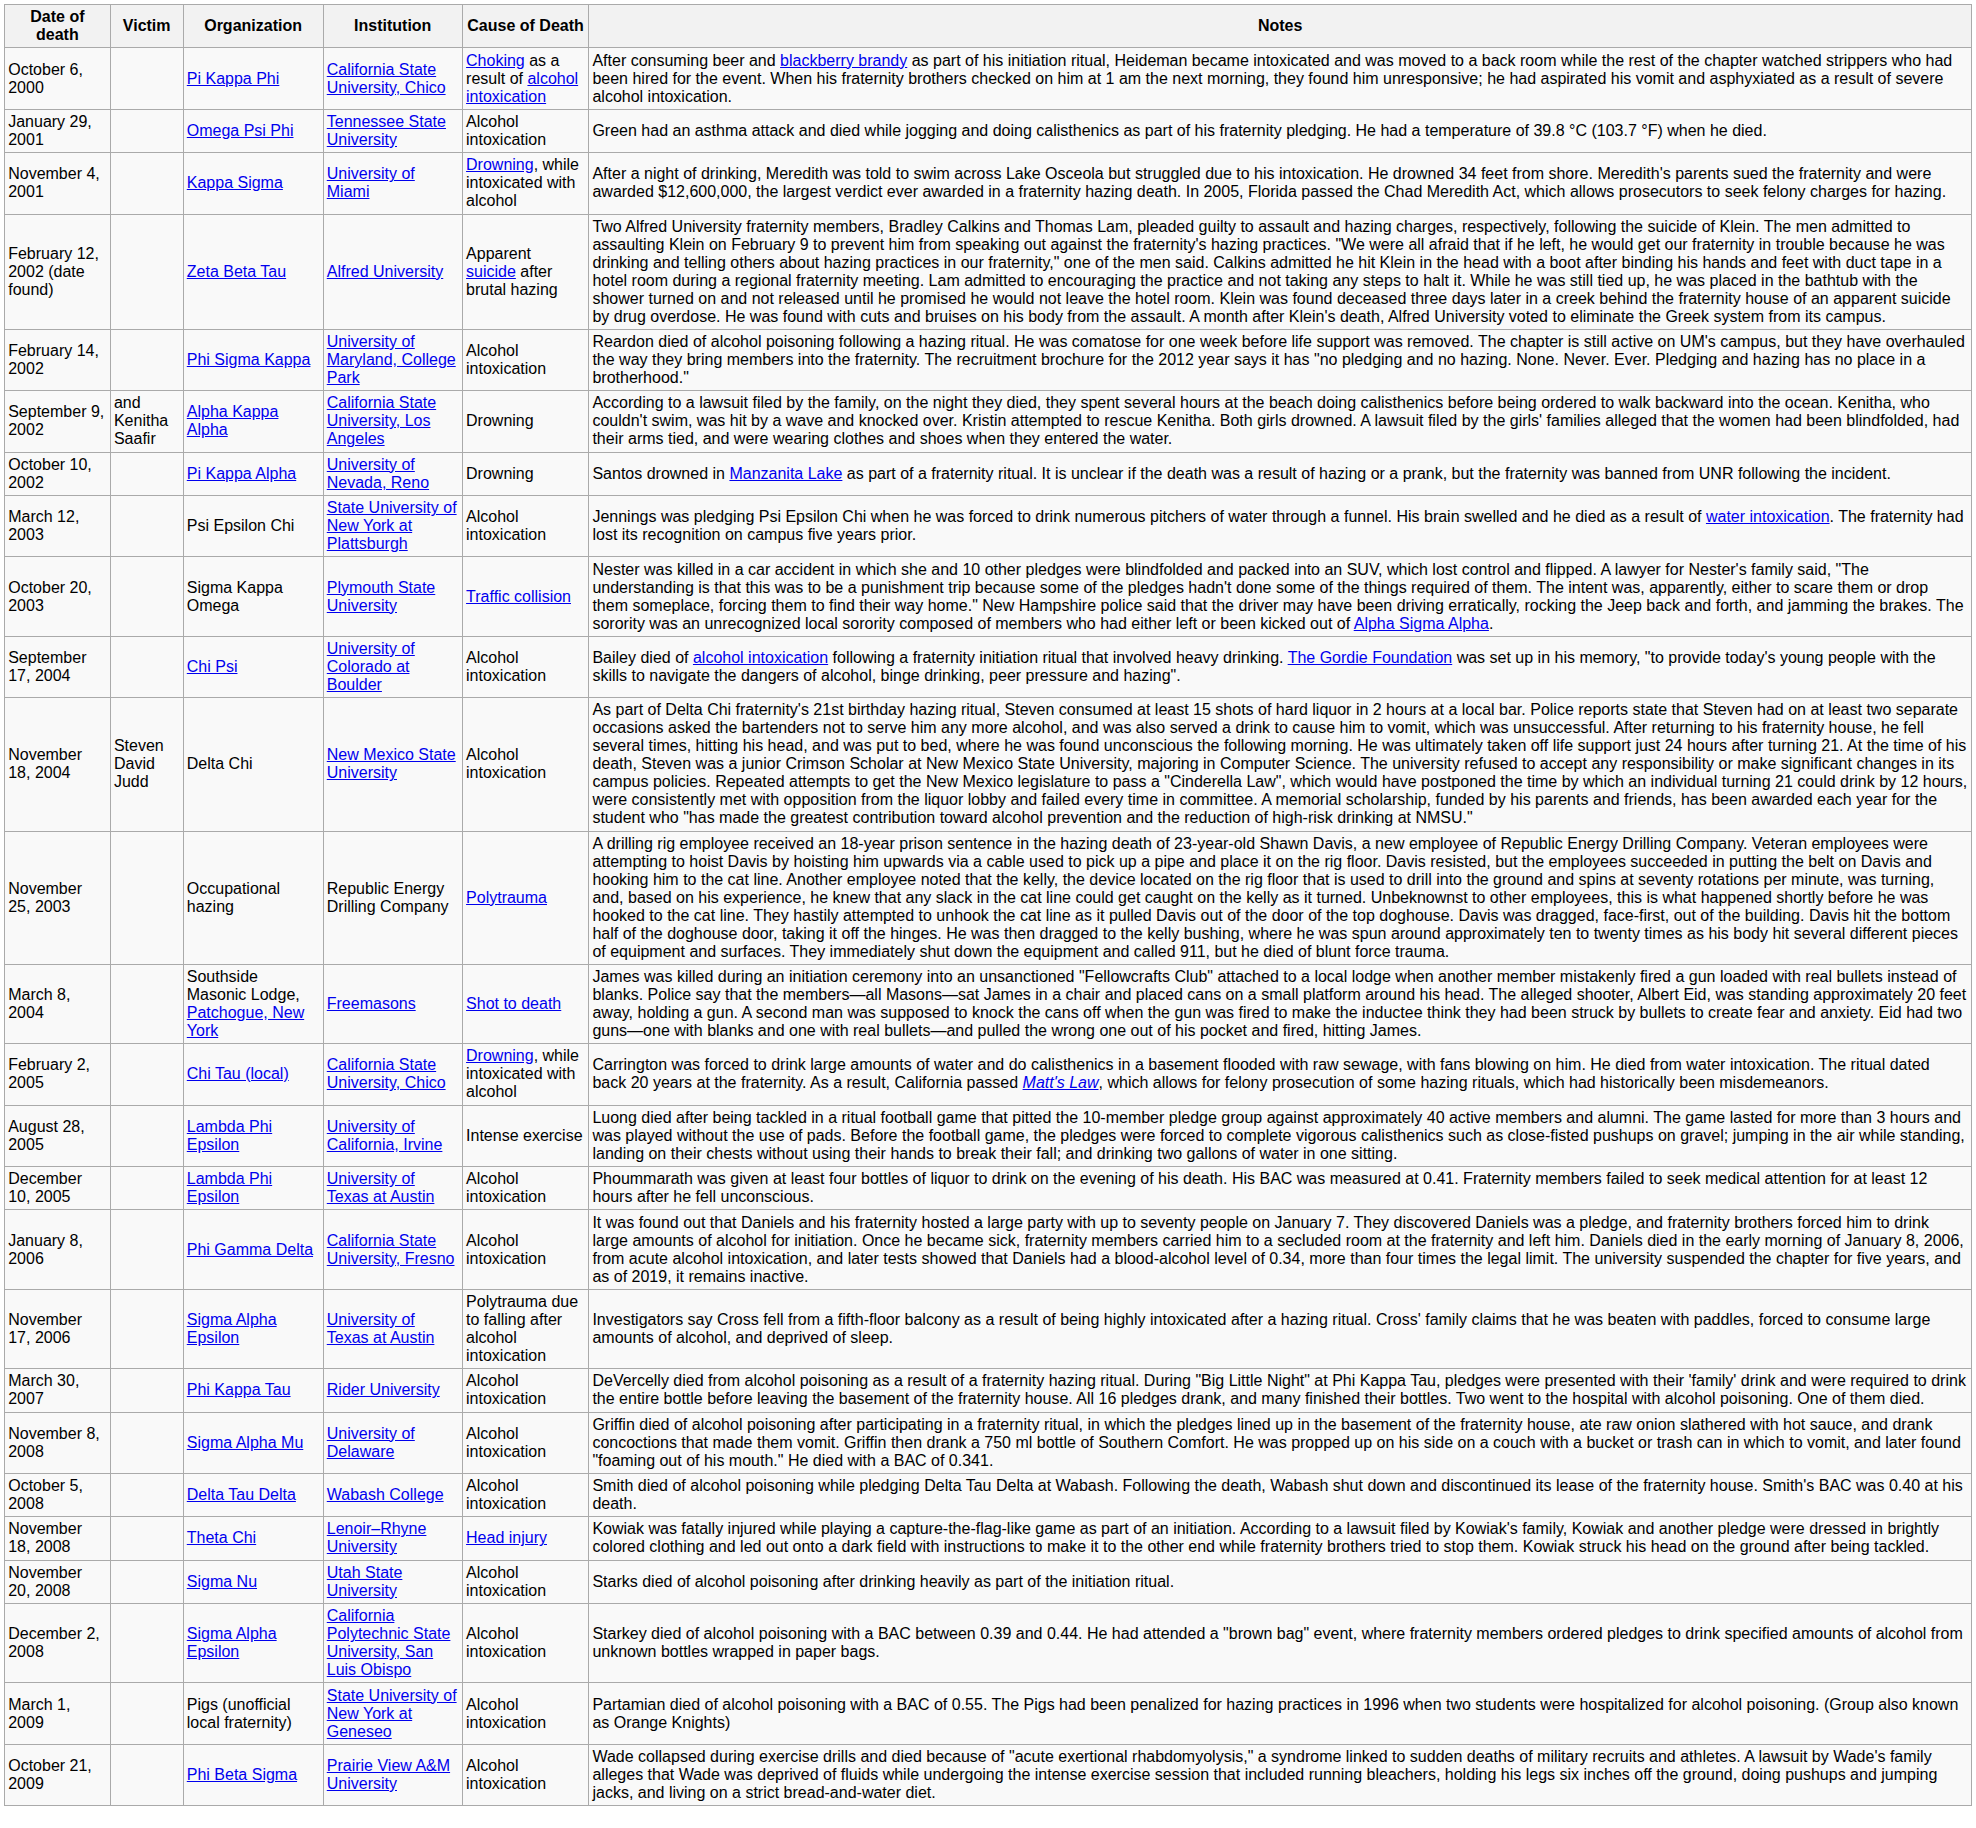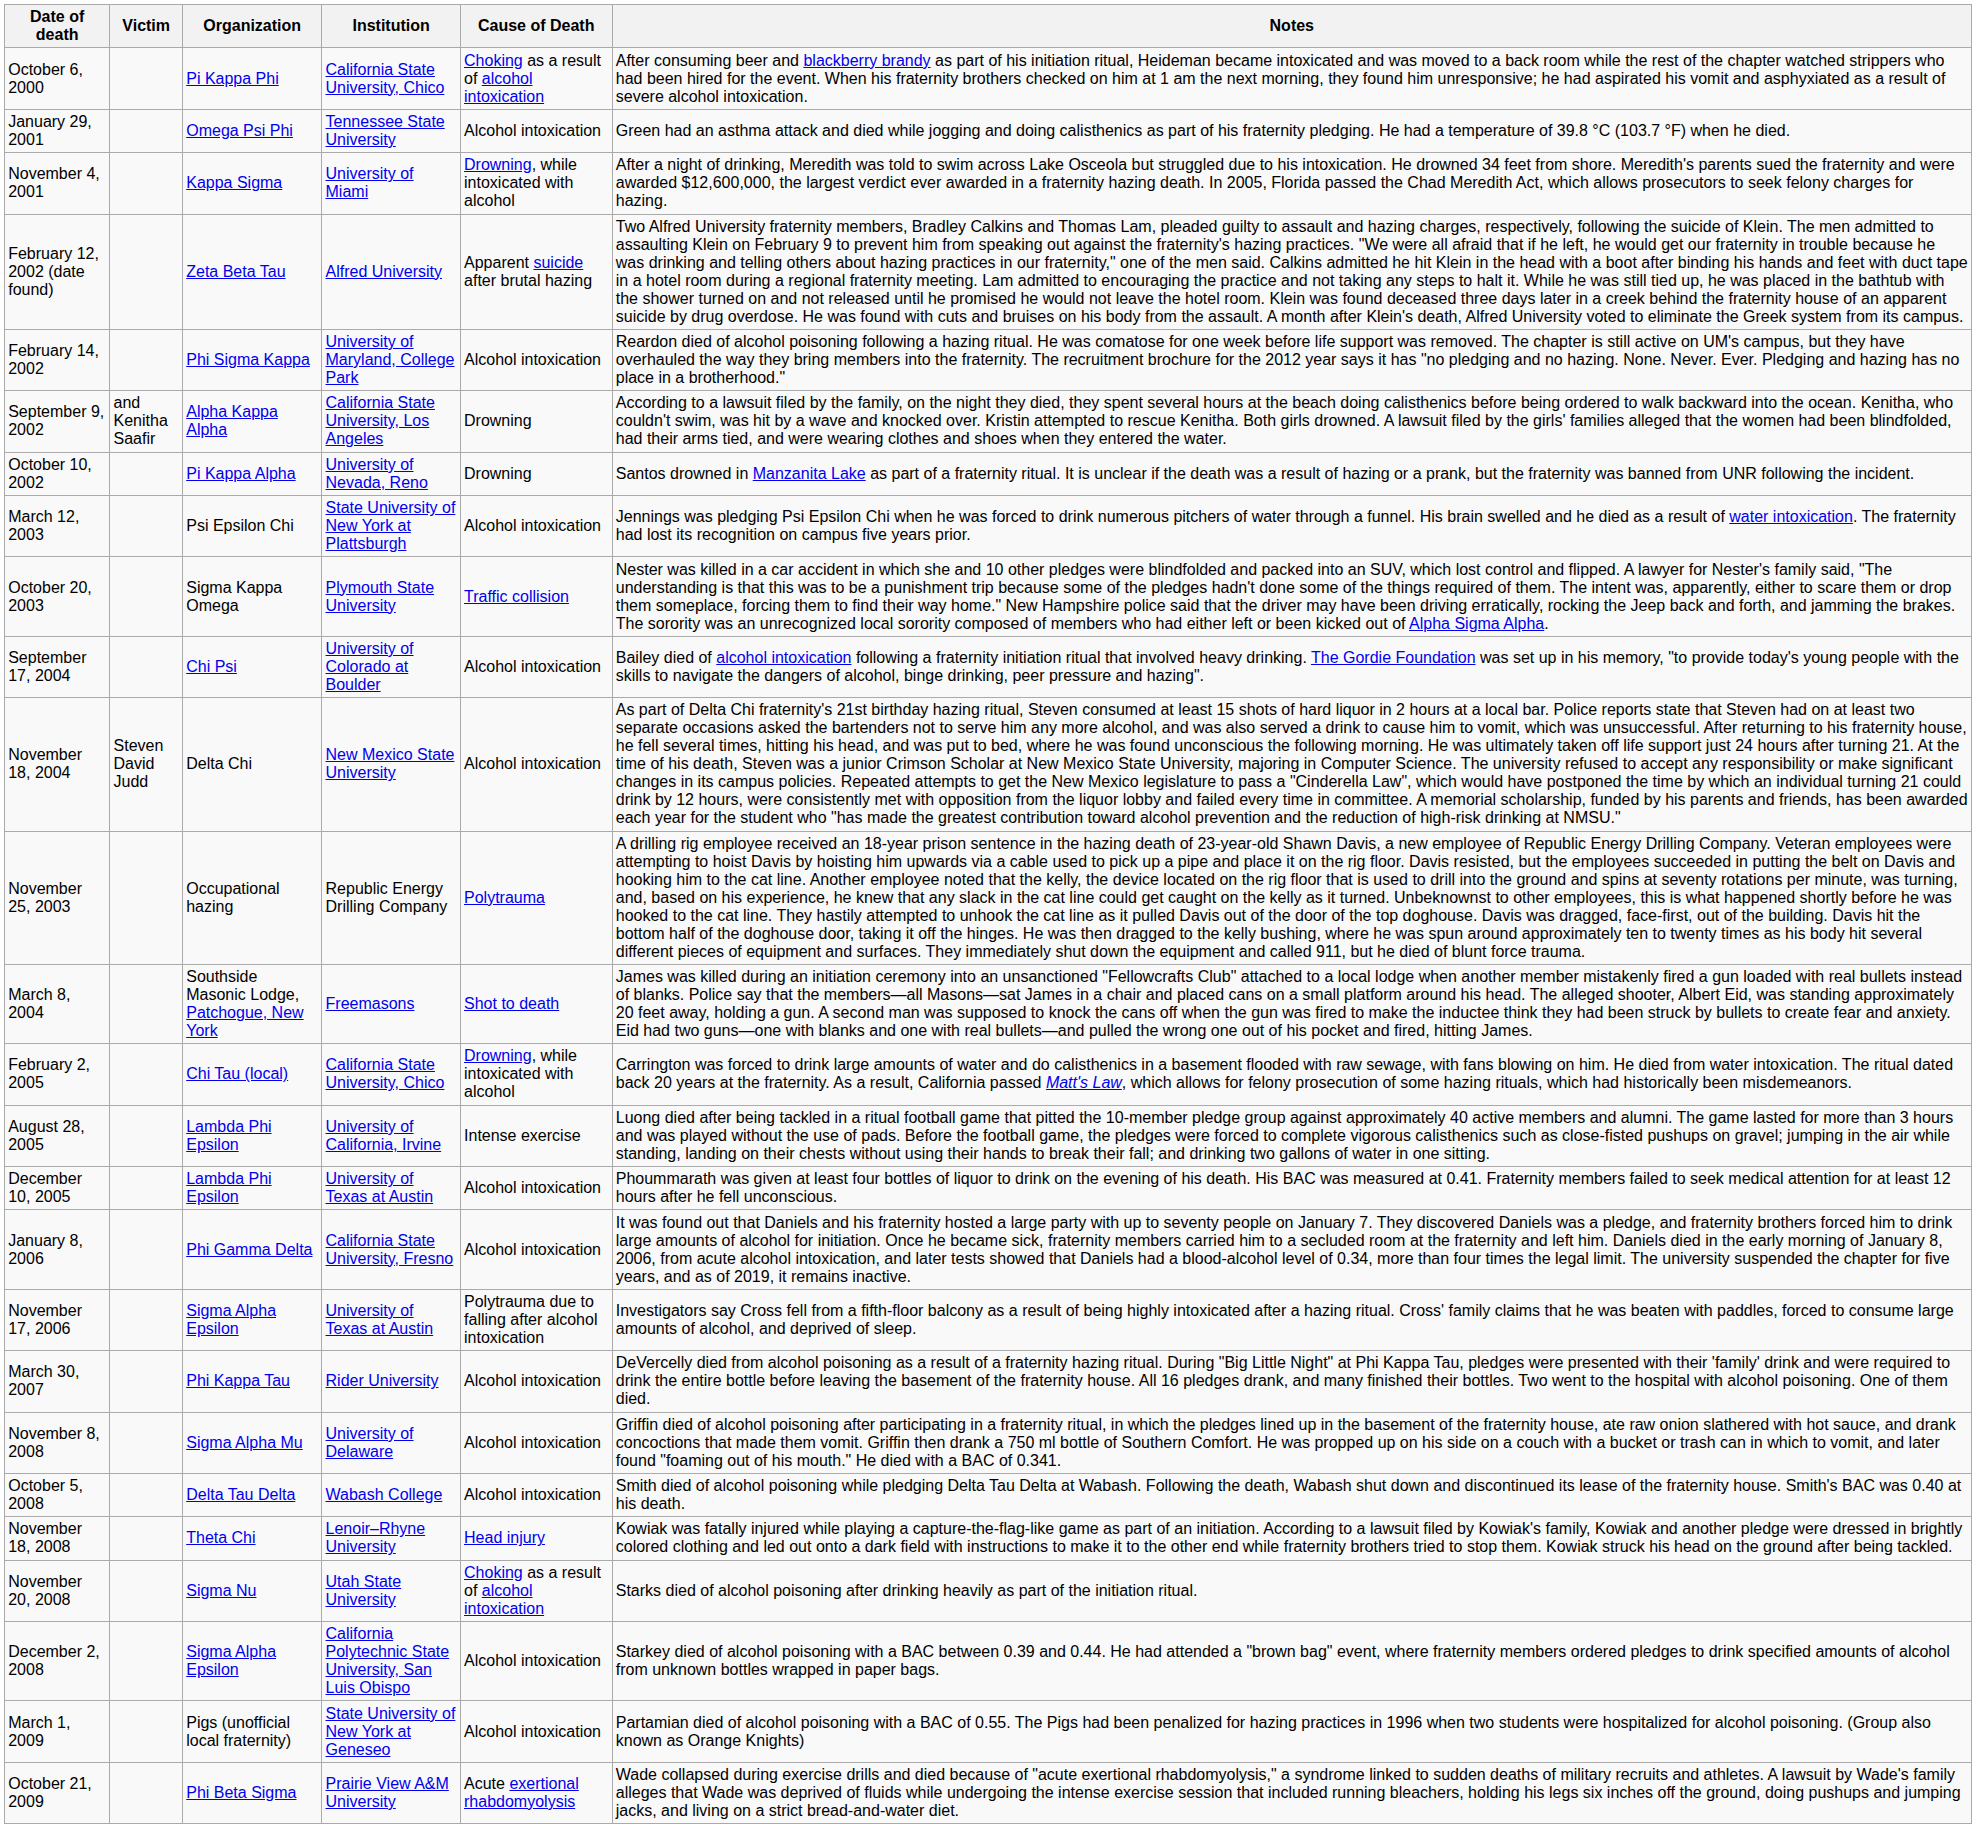(506, 1581) Alcohol intoxication -> (533, 1590) Choking as a result of alcohol intoxication
(506, 1774) Alcohol intoxication -> (521, 1792) Acute exertional rhabdomyolysis
